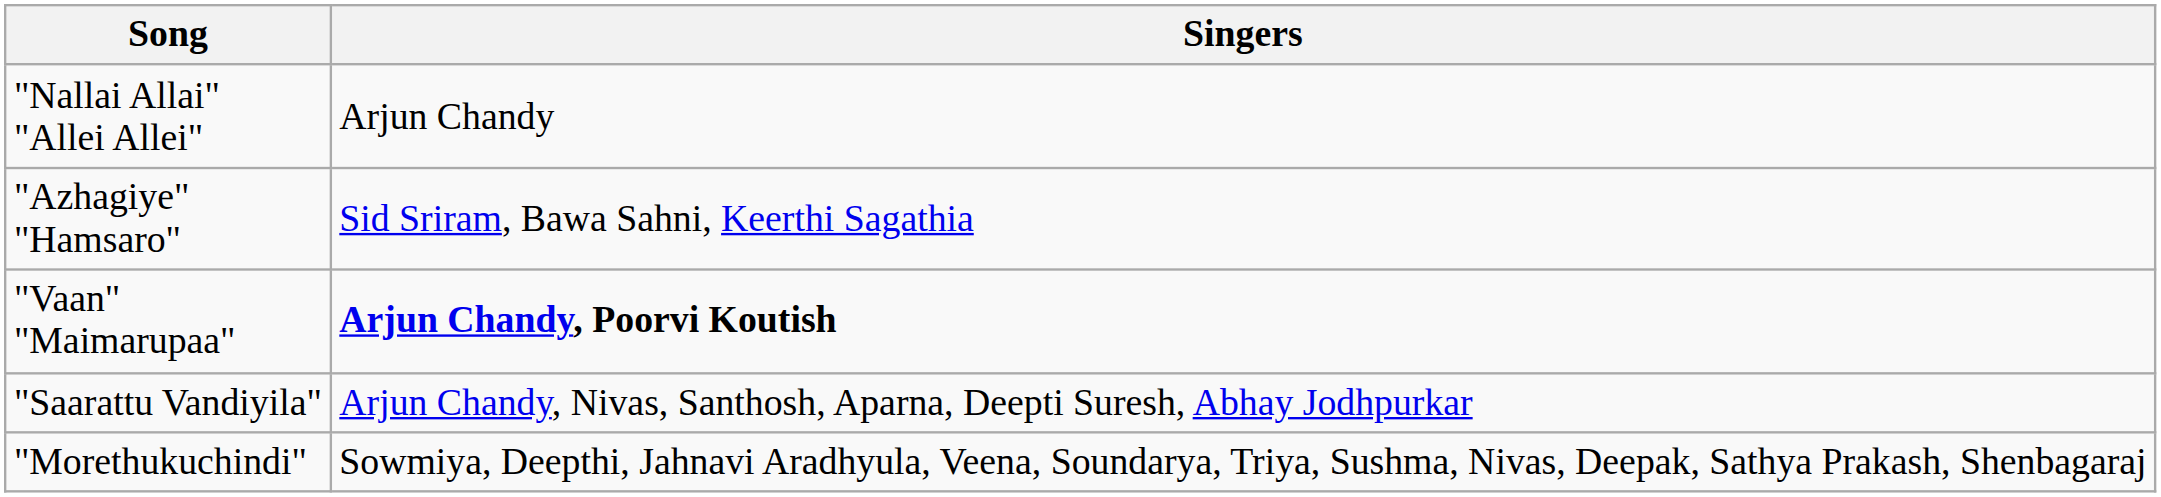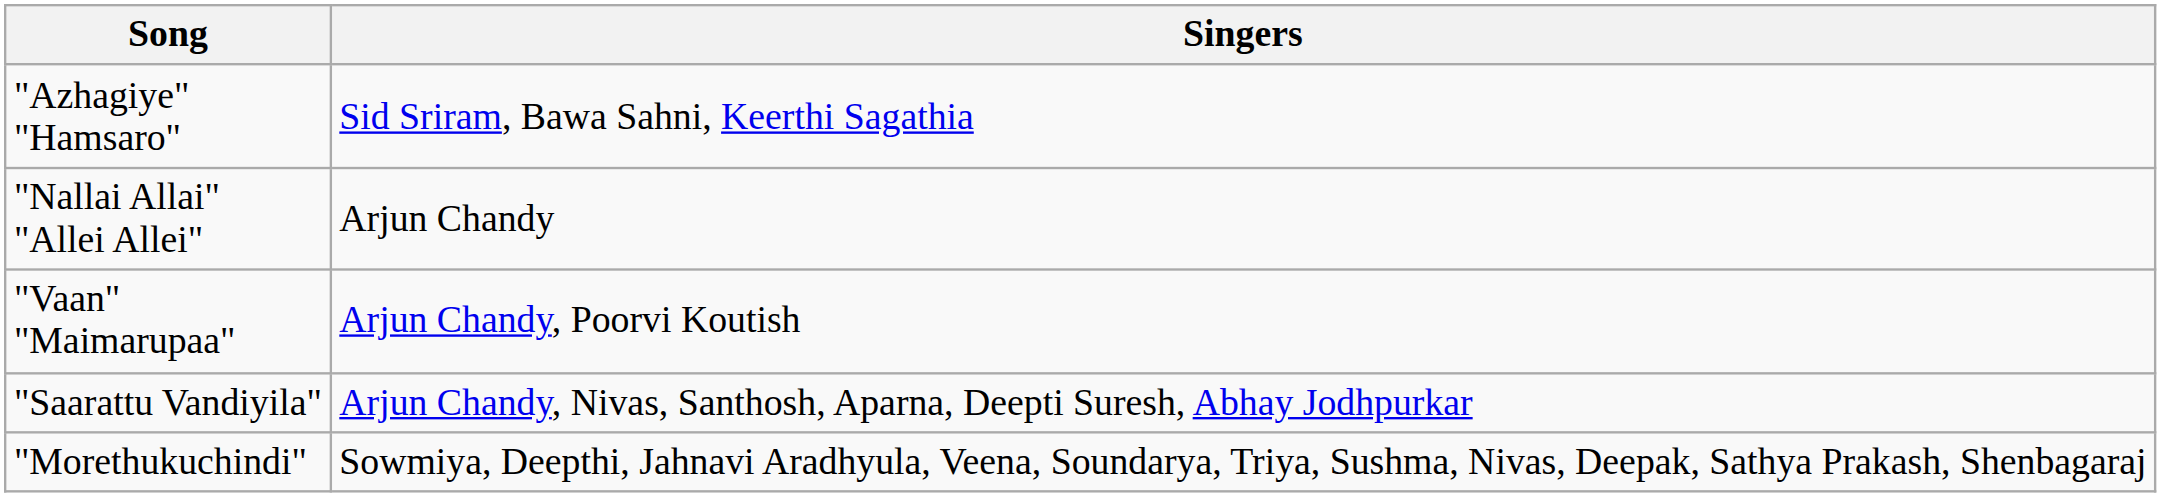rows swapped: (117, 115) <-> (102, 217)
(588, 320) bold -> (570, 320) normal
